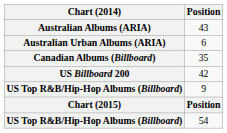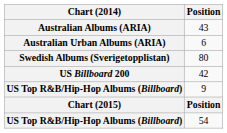- row: (204, 58)
+ row: (204, 58)
